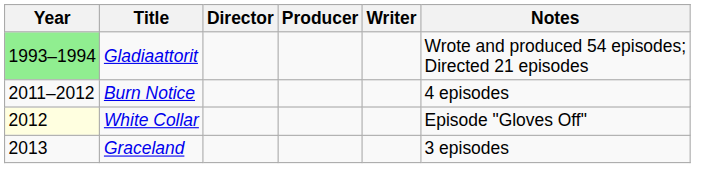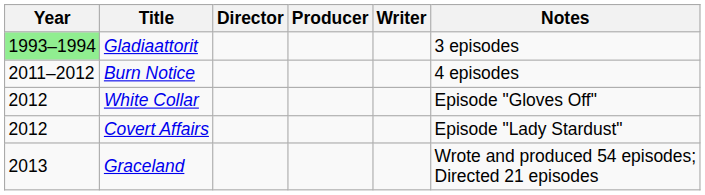(555, 55) Wrote and produced 54 episodes; Directed 21 episodes -> (477, 45) 3 episodes
(28, 120) lightyellow background -> (28, 101) no background
+ row: (156, 128)
(467, 148) 3 episodes -> (565, 166) Wrote and produced 54 episodes; Directed 21 episodes
